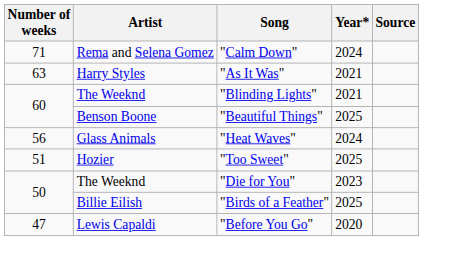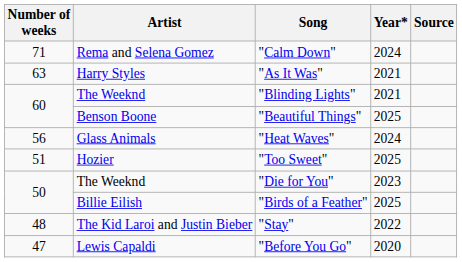+ row: (276, 224)
